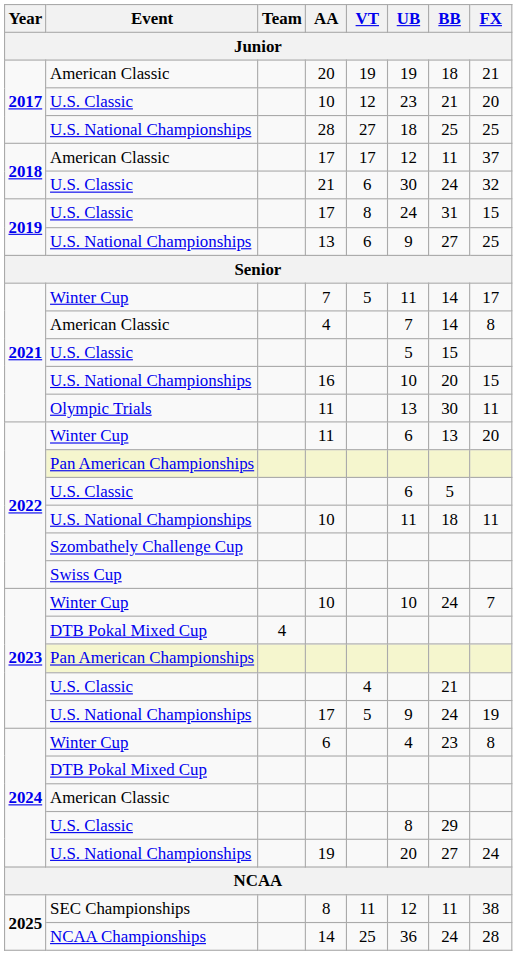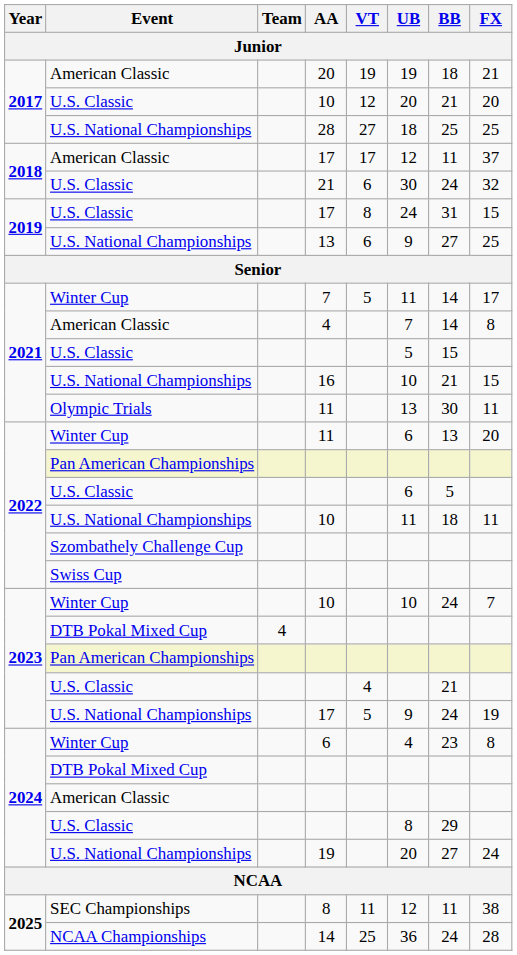(408, 102) 23 -> (408, 102) 20
(450, 380) 20 -> (450, 380) 21
